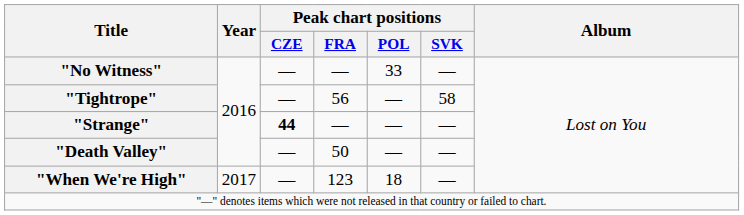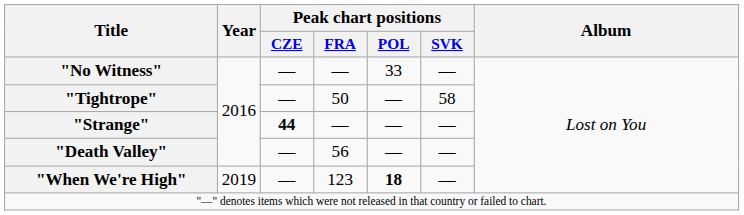(340, 97) 56 -> (340, 97) 50
(340, 152) 50 -> (340, 152) 56
(239, 179) 2017 -> (239, 179) 2019
(394, 179) normal -> (394, 179) bold
